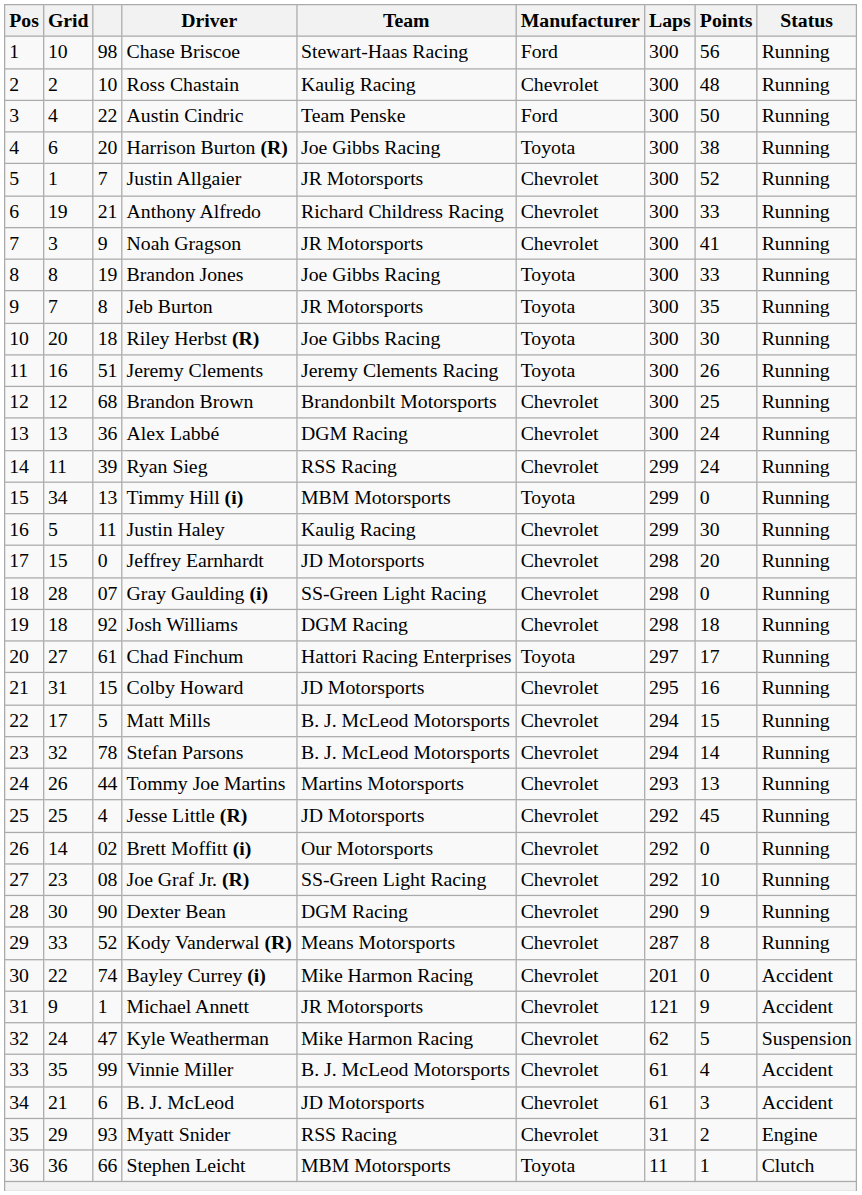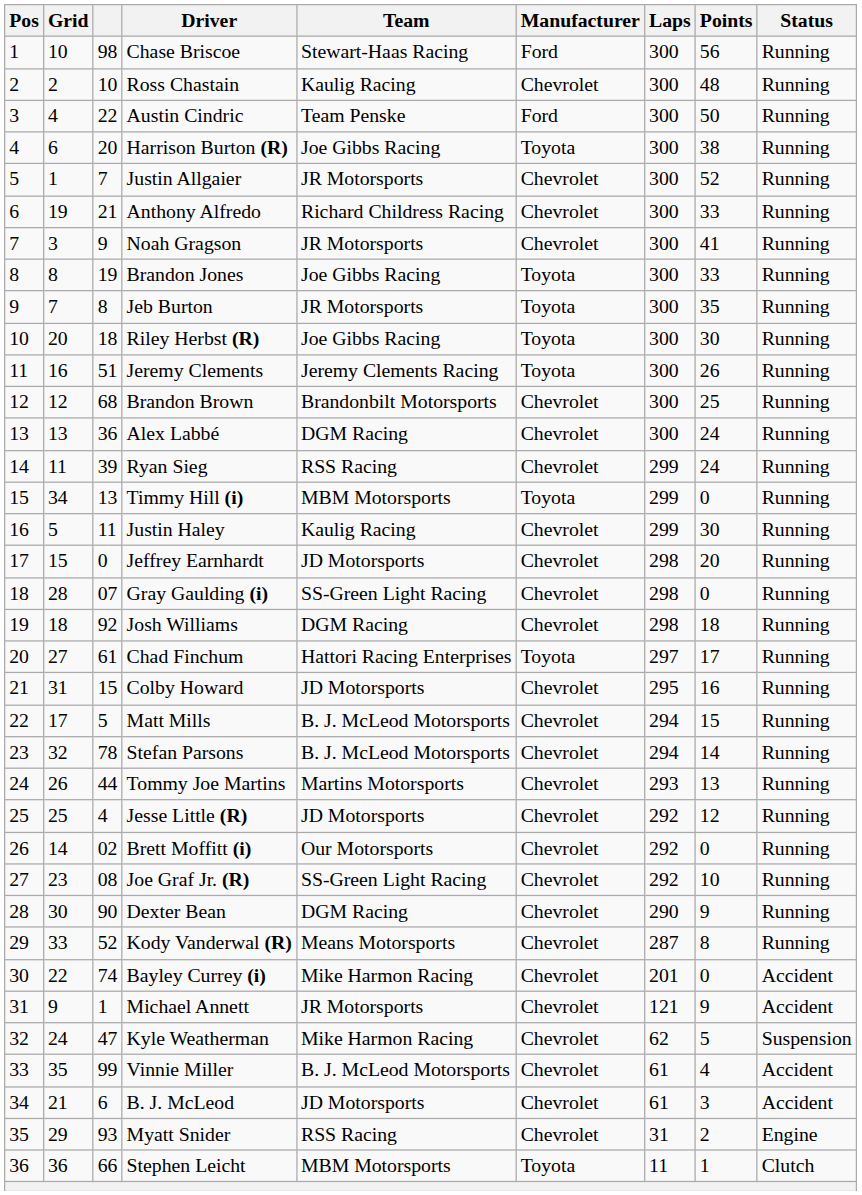(710, 815) 45 -> (710, 815) 12
